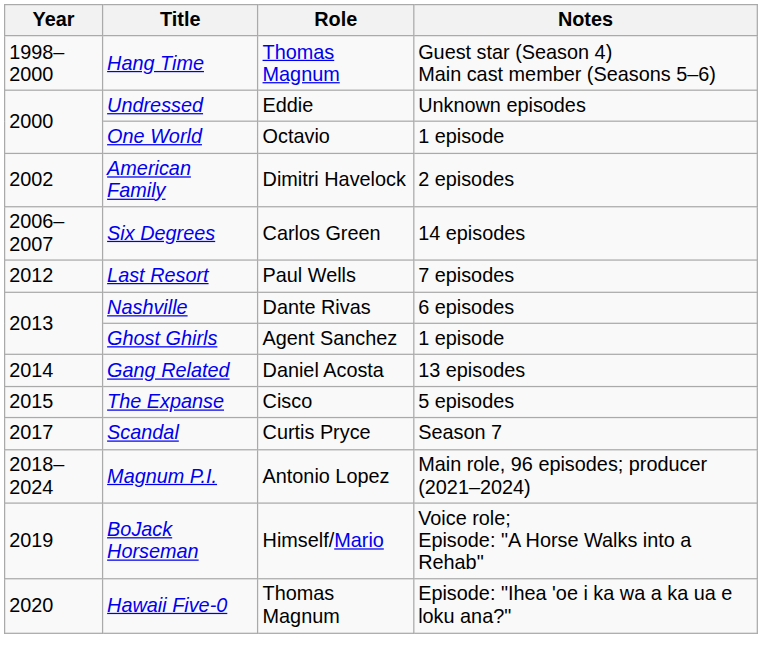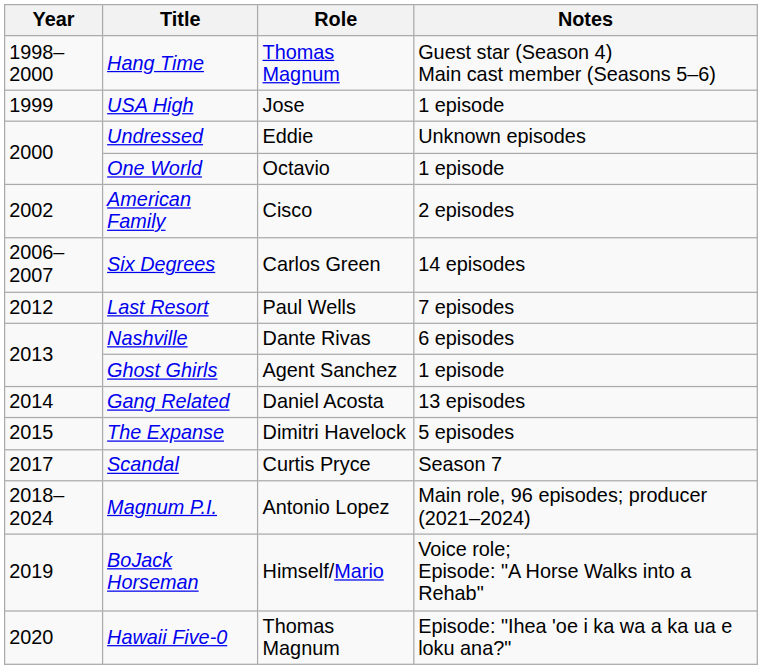+ row: (150, 105)
(334, 179) Dimitri Havelock -> (287, 211) Cisco
(287, 401) Cisco -> (334, 433) Dimitri Havelock
